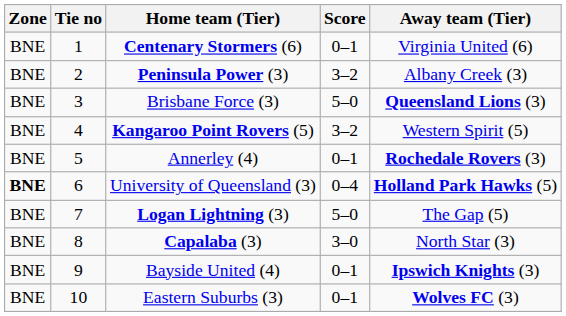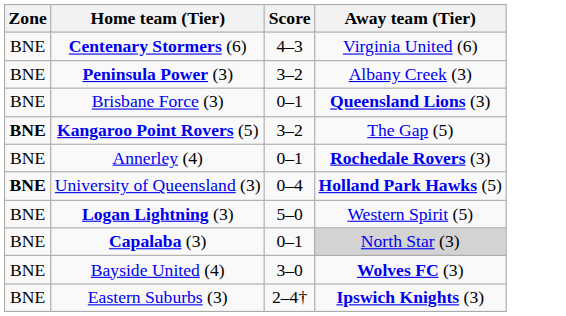- column: (78, 18)
(345, 46) 0–1 -> (290, 46) 4–3
(345, 102) 5–0 -> (290, 102) 0–1
(28, 130) normal -> (28, 130) bold
(465, 130) Western Spirit (5) -> (410, 130) The Gap (5)
(465, 213) The Gap (5) -> (410, 213) Western Spirit (5)
(345, 241) 3–0 -> (290, 241) 0–1
(465, 241) no background -> (410, 241) lightgrey background
(345, 269) 0–1 -> (290, 269) 3–0
(465, 269) Ipswich Knights (3) -> (410, 269) Wolves FC (3)
(345, 297) 0–1 -> (290, 297) 2–4†
(465, 297) Wolves FC (3) -> (410, 297) Ipswich Knights (3)
